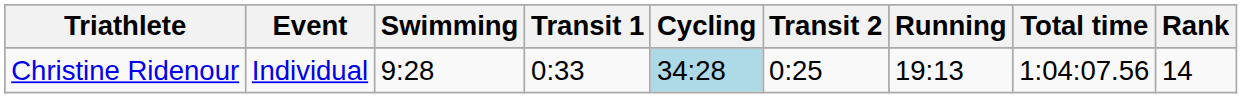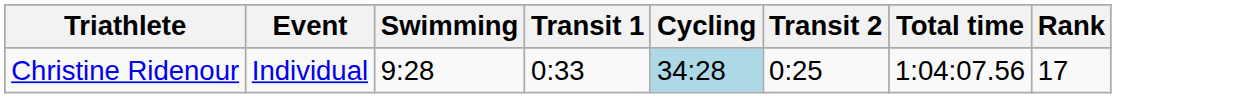- column: (951, 26)
(1177, 69) 14 -> (1053, 69) 17
